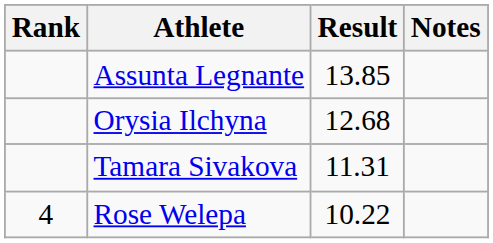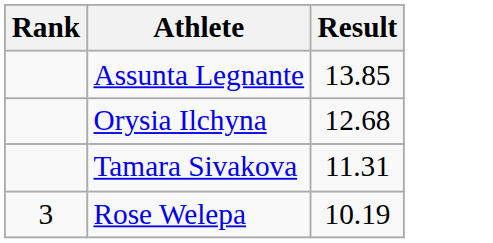- column: (446, 27)
(46, 213) 4 -> (46, 213) 3
(357, 213) 10.22 -> (357, 213) 10.19
